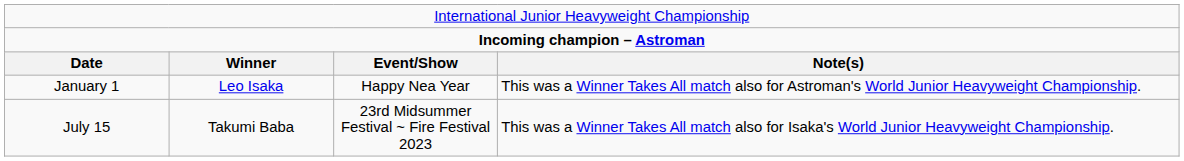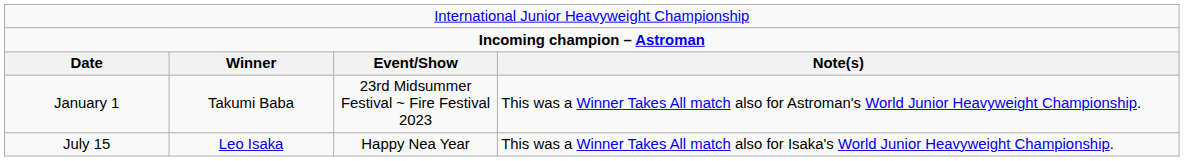(251, 87) Leo Isaka -> (251, 103) Takumi Baba
(416, 87) Happy Nea Year -> (416, 103) 23rd Midsummer Festival ~ Fire Festival 2023
(251, 127) Takumi Baba -> (251, 144) Leo Isaka
(416, 127) 23rd Midsummer Festival ~ Fire Festival 2023 -> (416, 144) Happy Nea Year
